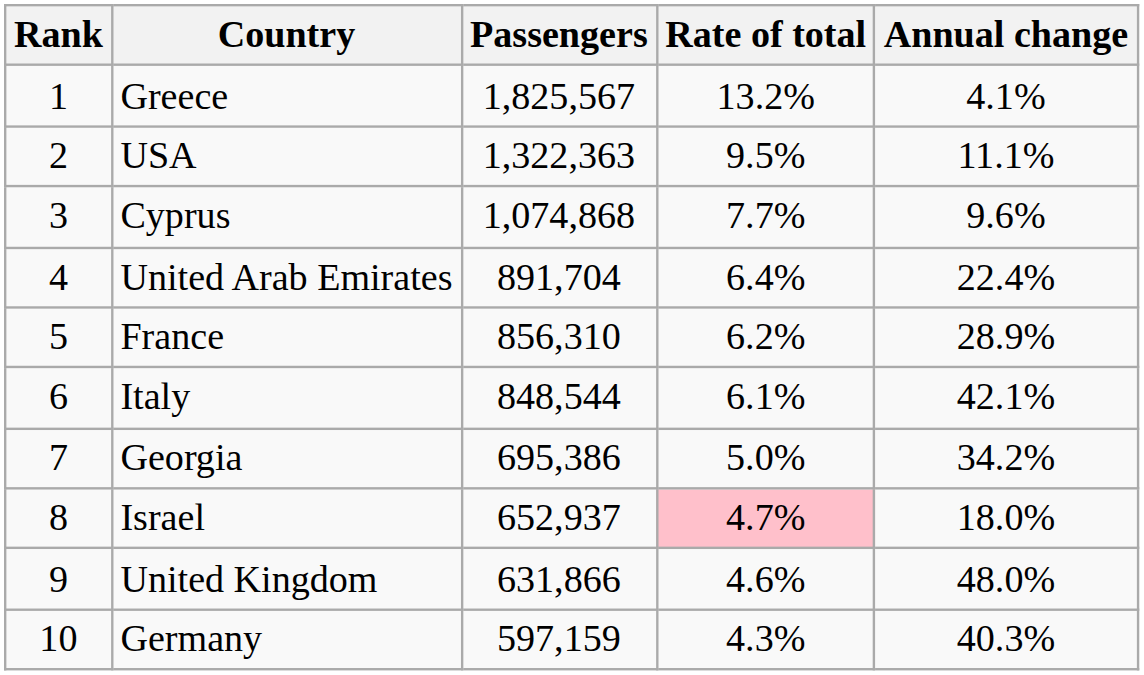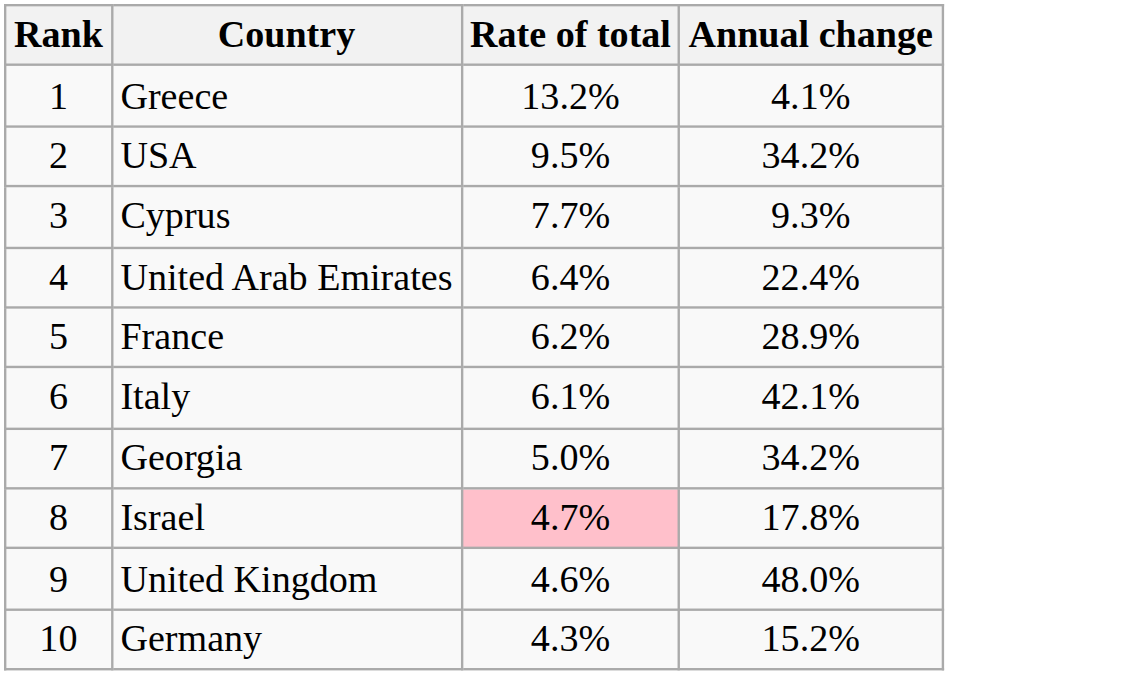- column: (559, 34)
(1006, 155) 11.1% -> (811, 155) 34.2%
(1006, 215) 9.6% -> (811, 215) 9.3%
(1006, 517) 18.0% -> (811, 517) 17.8%
(1006, 638) 40.3% -> (811, 638) 15.2%
